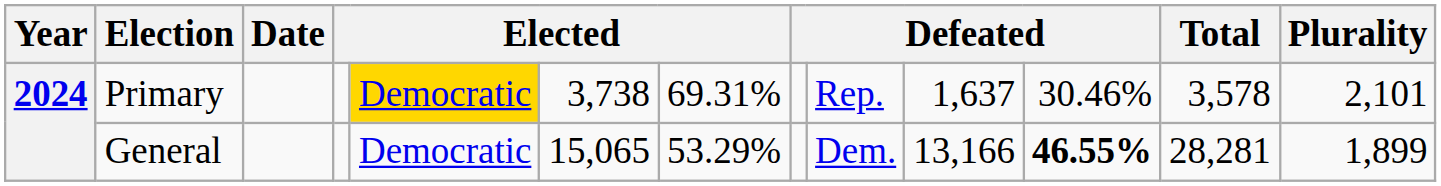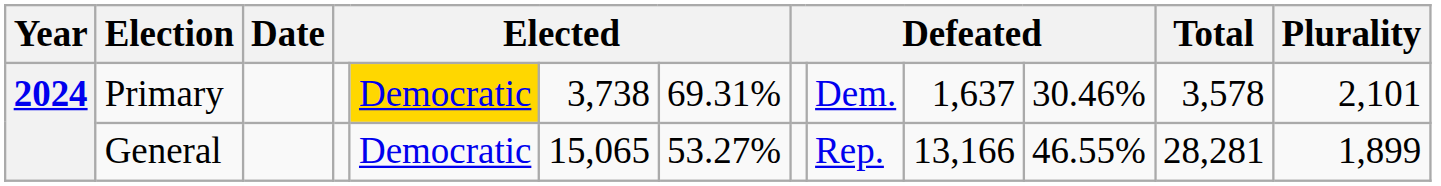(849, 92) Rep. -> (856, 92) Dem.
(724, 151) 53.29% -> (724, 151) 53.27%
(856, 151) Dem. -> (849, 151) Rep.
(1092, 151) bold -> (1089, 151) normal
